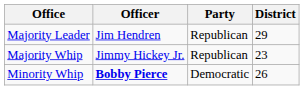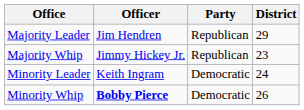+ row: (49, 74)
